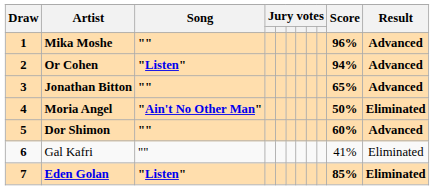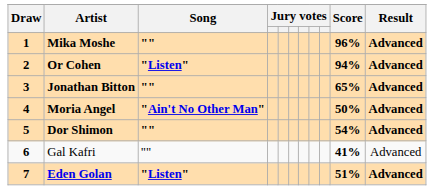(396, 109) Eliminated -> (396, 109) Advanced
(345, 131) 60% -> (348, 131) 54%
(345, 152) normal -> (348, 152) bold
(396, 152) Eliminated -> (396, 152) Advanced
(345, 174) 85% -> (348, 174) 51%
(396, 174) Eliminated -> (396, 174) Advanced
